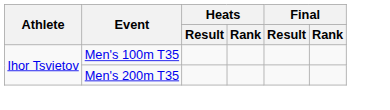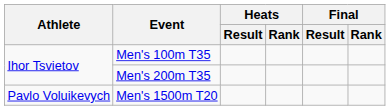+ row: (167, 96)
